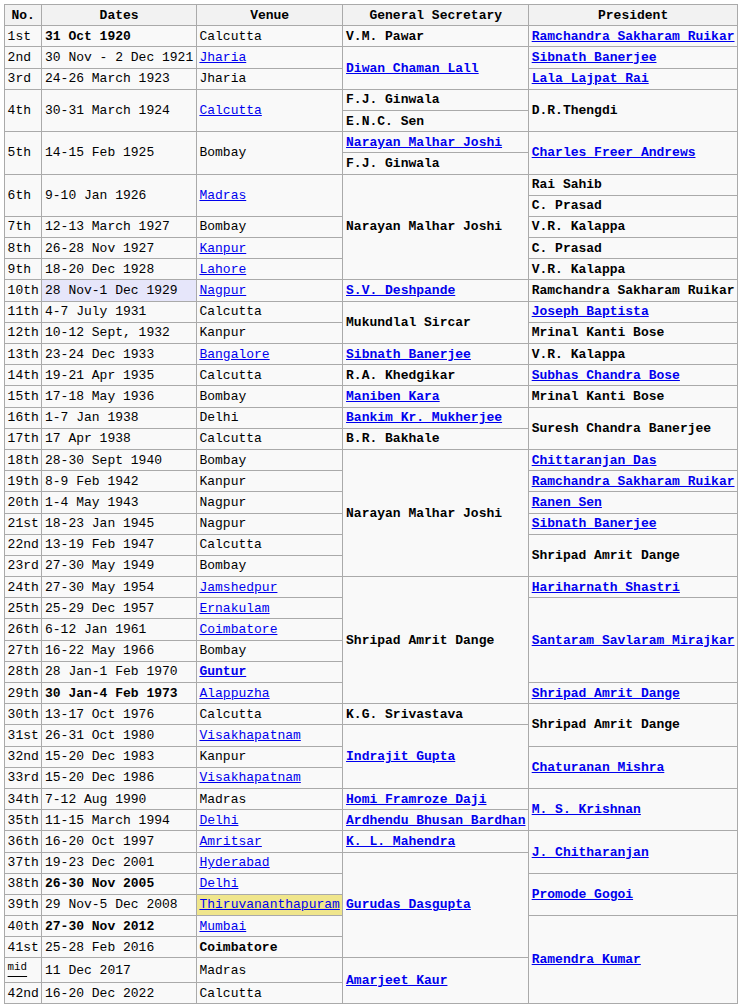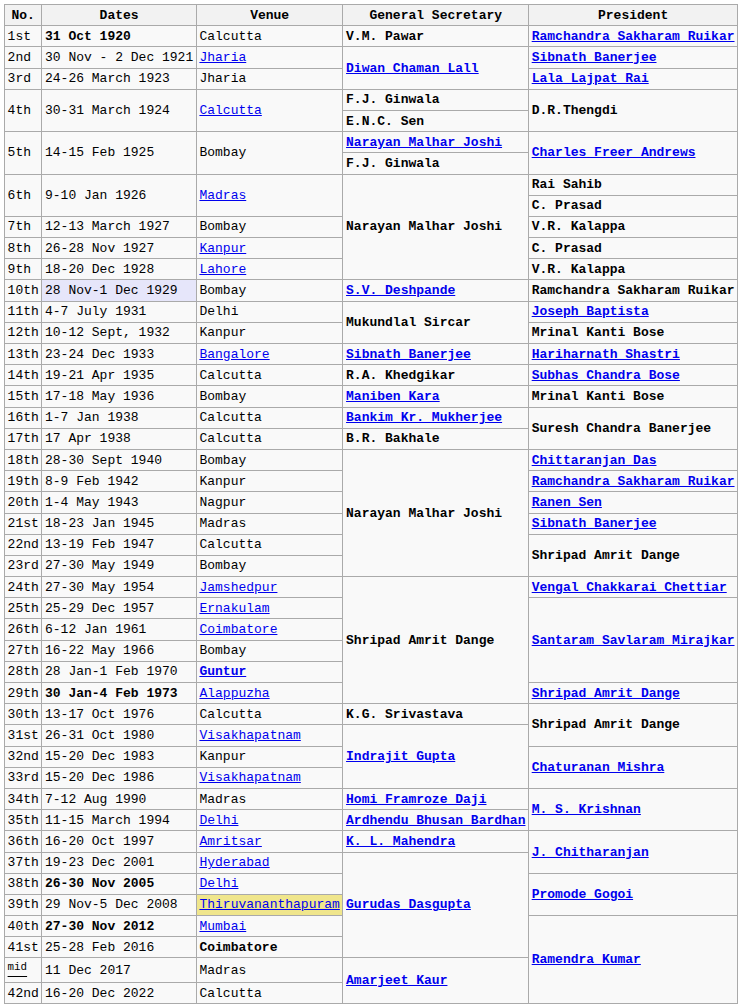(223, 291) Nagpur -> (223, 291) Bombay
(231, 312) Calcutta -> (219, 312) Delhi
(578, 354) V.R. Kalappa -> (606, 354) Hariharnath Shastri
(219, 418) Delhi -> (231, 418) Calcutta
(223, 524) Nagpur -> (223, 524) Madras
(606, 587) Hariharnath Shastri -> (629, 587) Vengal Chakkarai Chettiar
